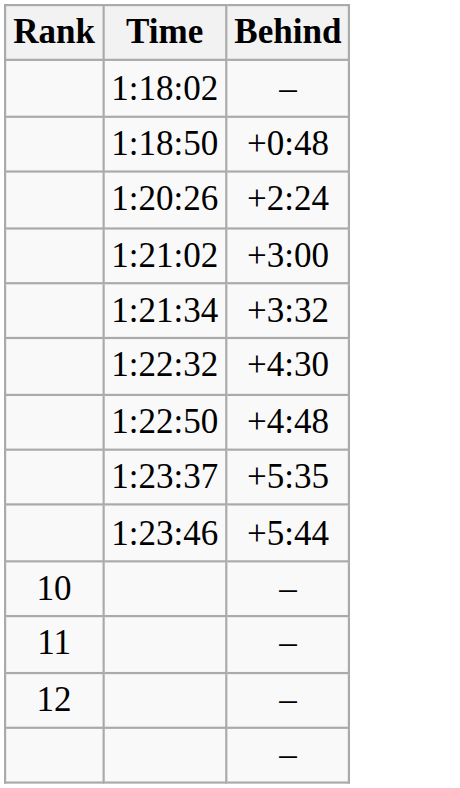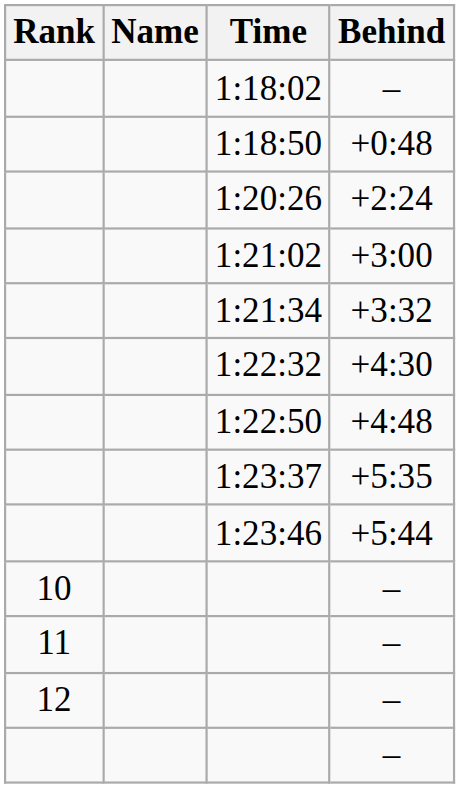+ column: (155, 32)
